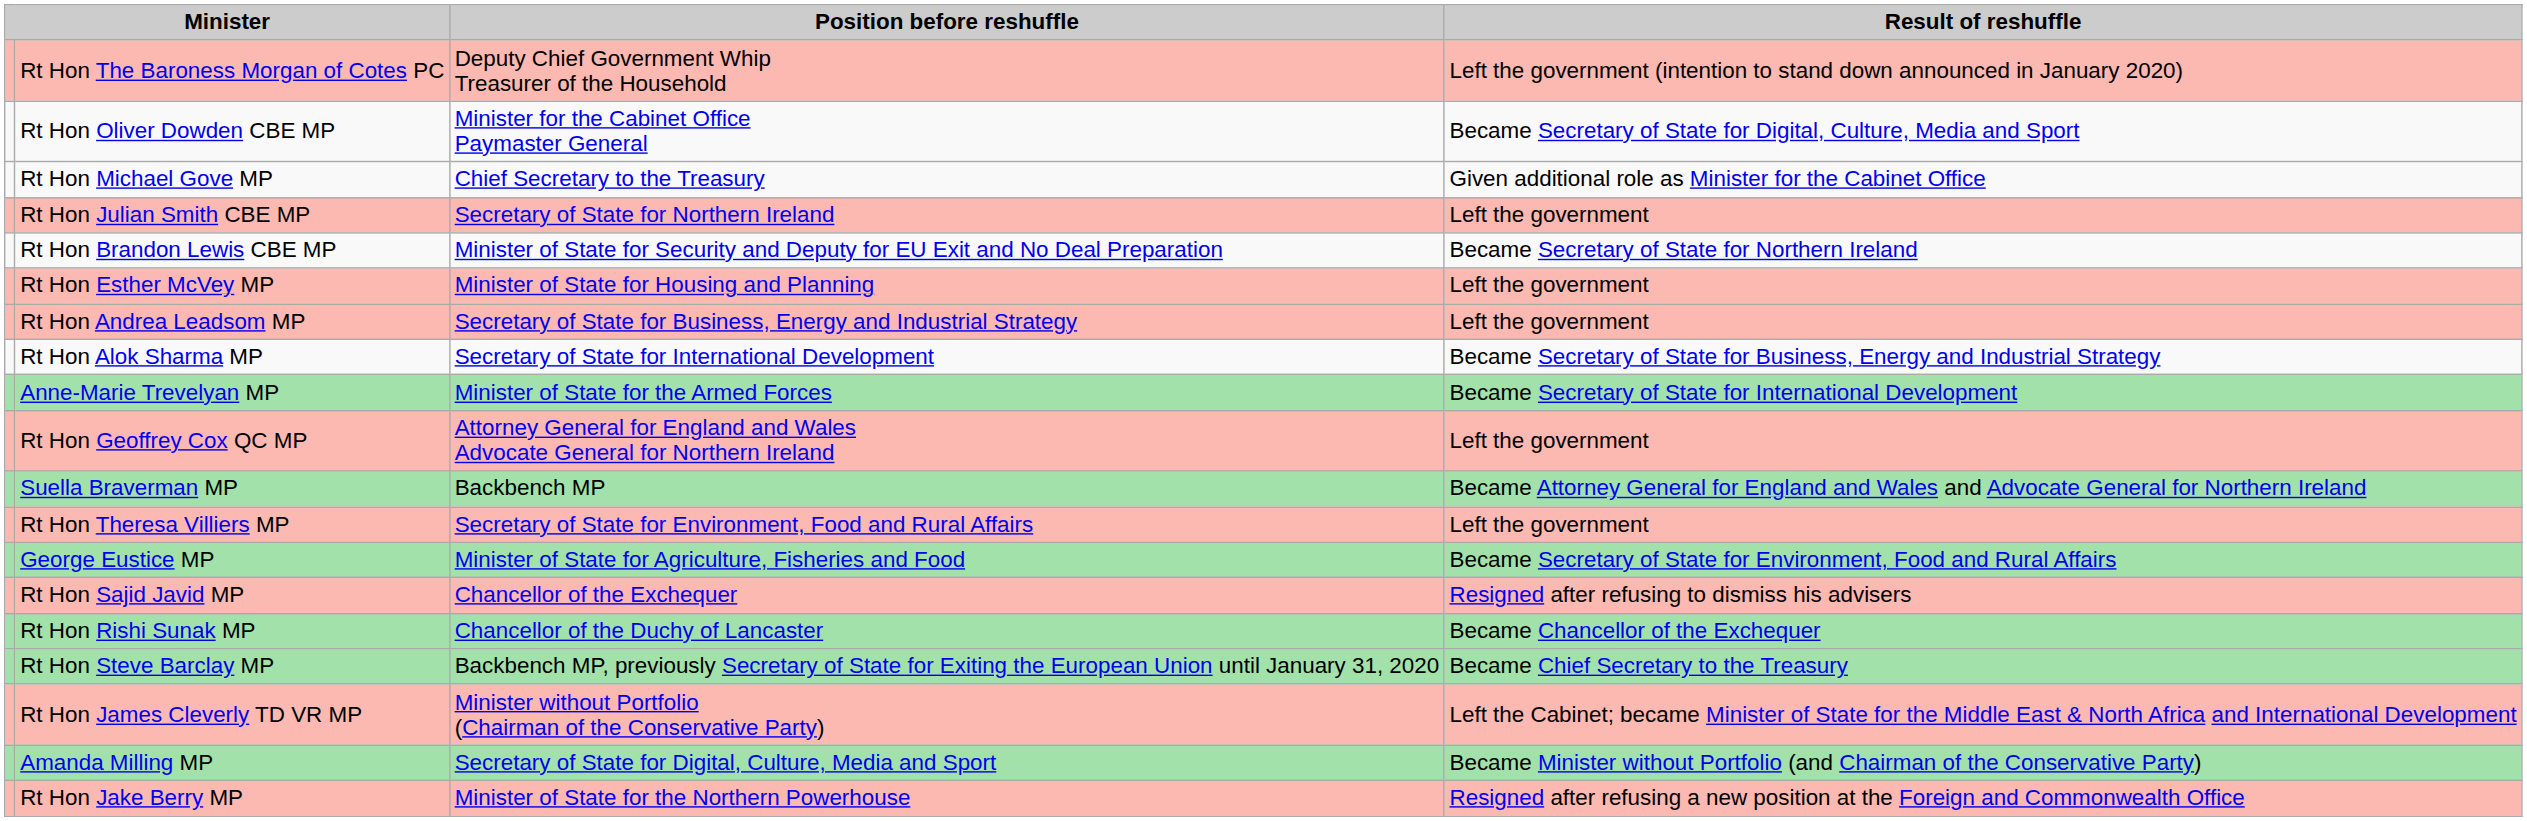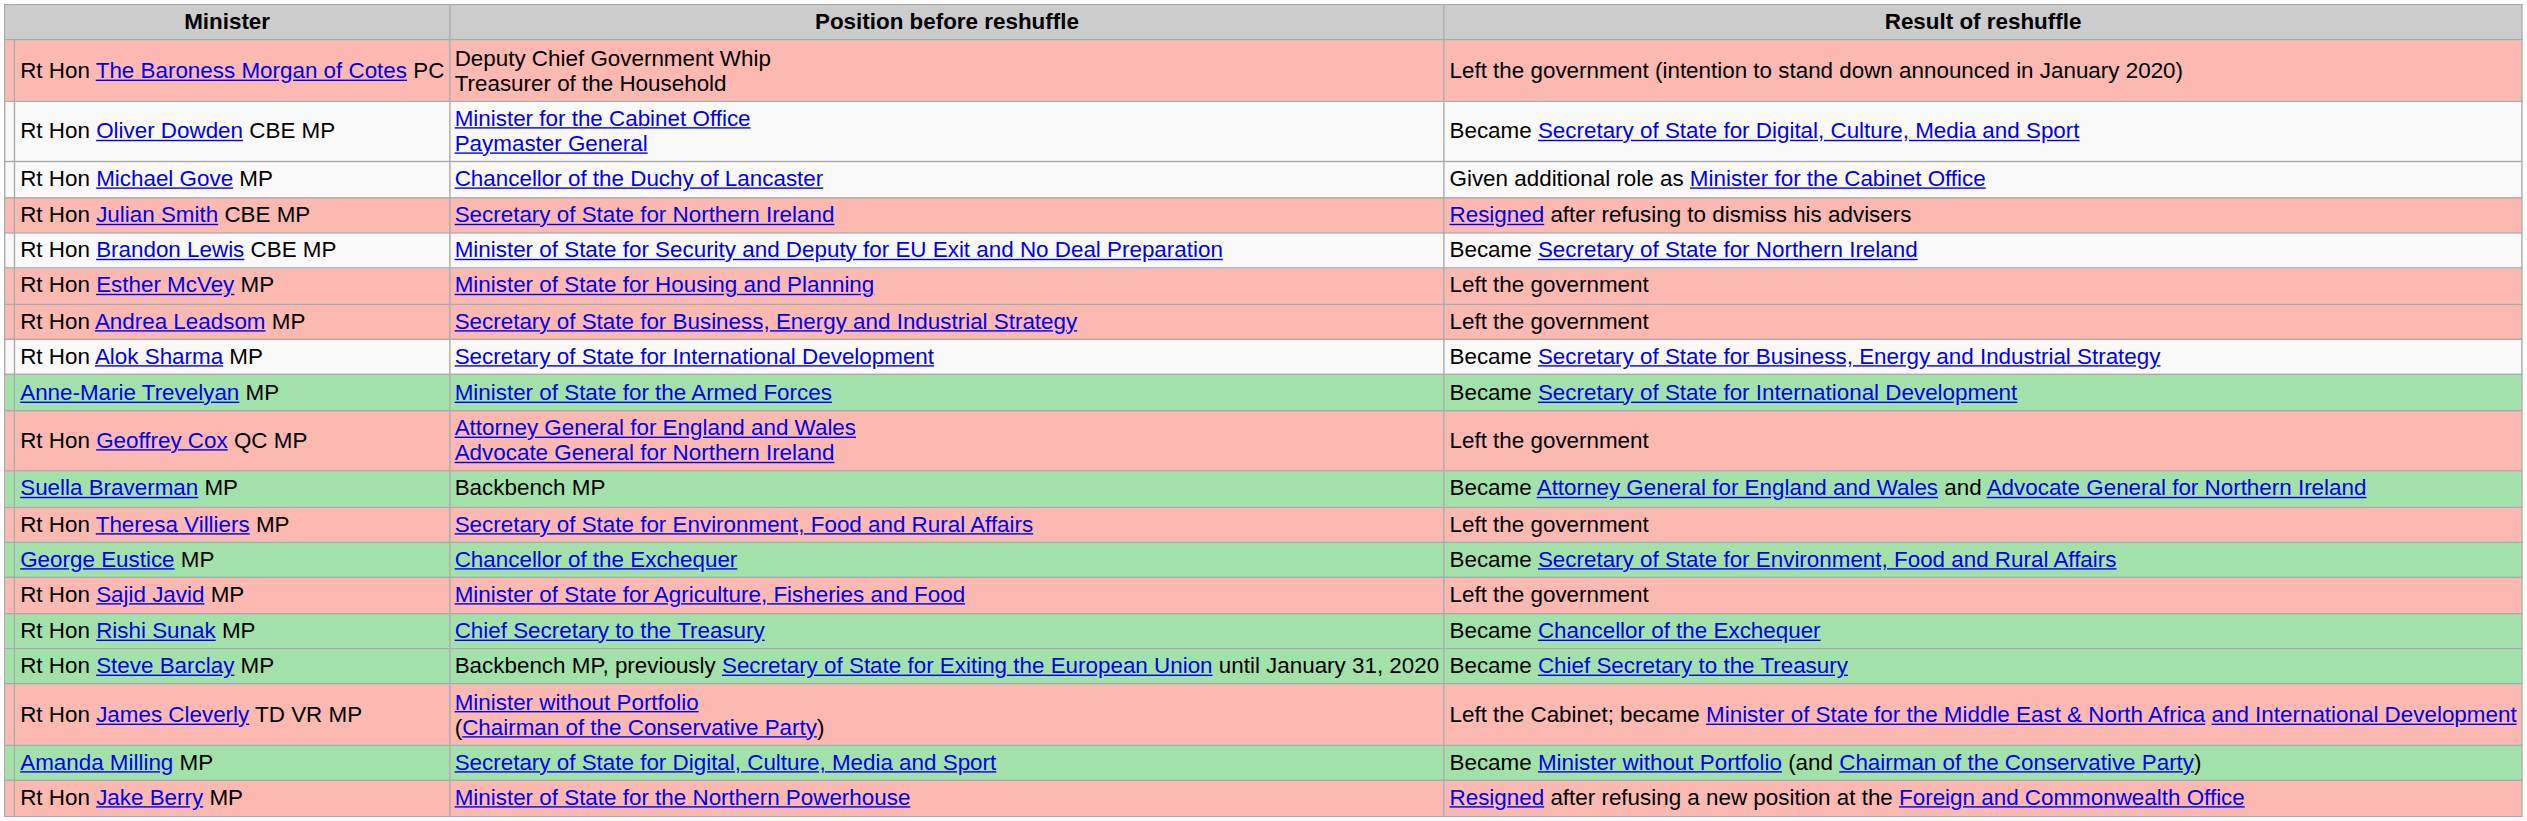(610, 179) Chief Secretary to the Treasury -> (639, 179) Chancellor of the Duchy of Lancaster
(1549, 214) Left the government -> (1680, 214) Resigned after refusing to dismiss his advisers
(710, 559) Minister of State for Agriculture, Fisheries and Food -> (596, 559) Chancellor of the Exchequer
(596, 595) Chancellor of the Exchequer -> (710, 595) Minister of State for Agriculture, Fisheries and Food
(1680, 595) Resigned after refusing to dismiss his advisers -> (1549, 595) Left the government
(639, 630) Chancellor of the Duchy of Lancaster -> (610, 630) Chief Secretary to the Treasury
